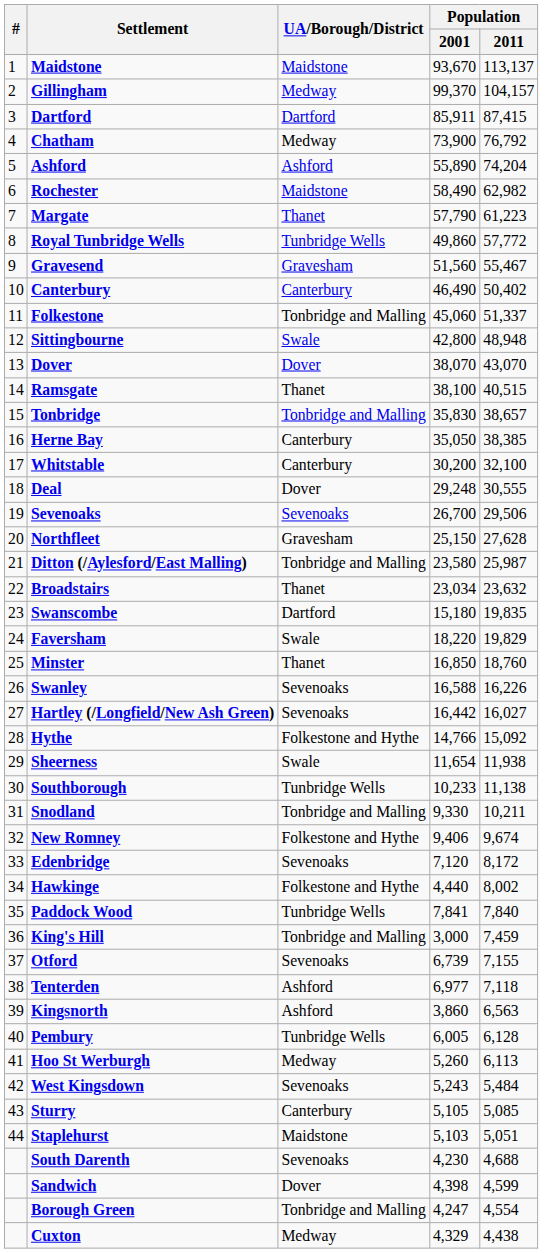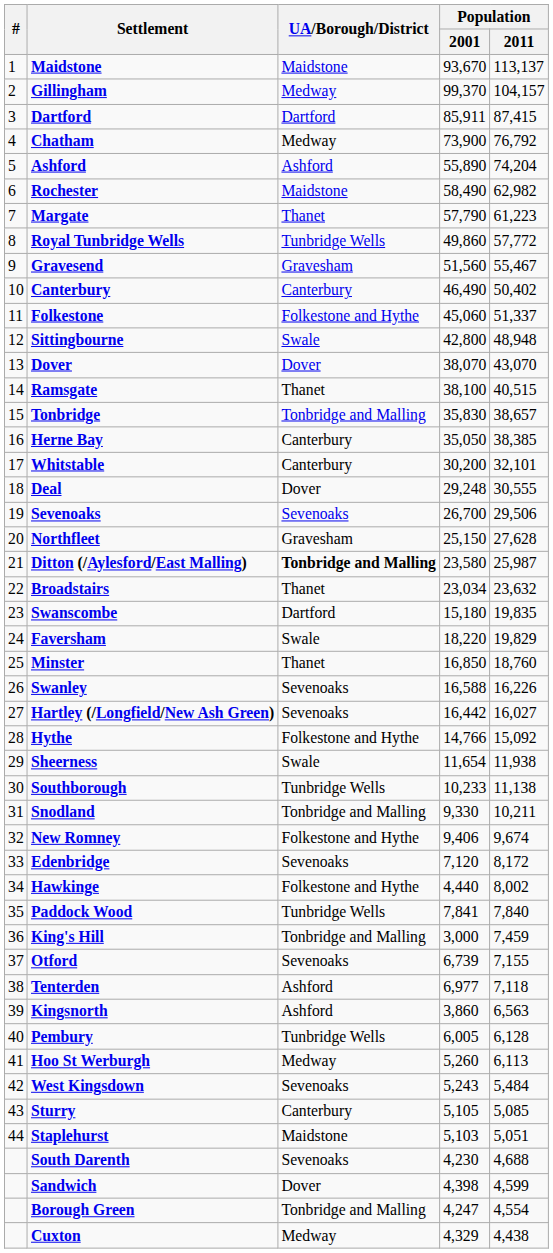(354, 315) Tonbridge and Malling -> (350, 315) Folkestone and Hythe
(505, 464) 32,100 -> (515, 464) 32,101
(354, 564) normal -> (359, 564) bold
